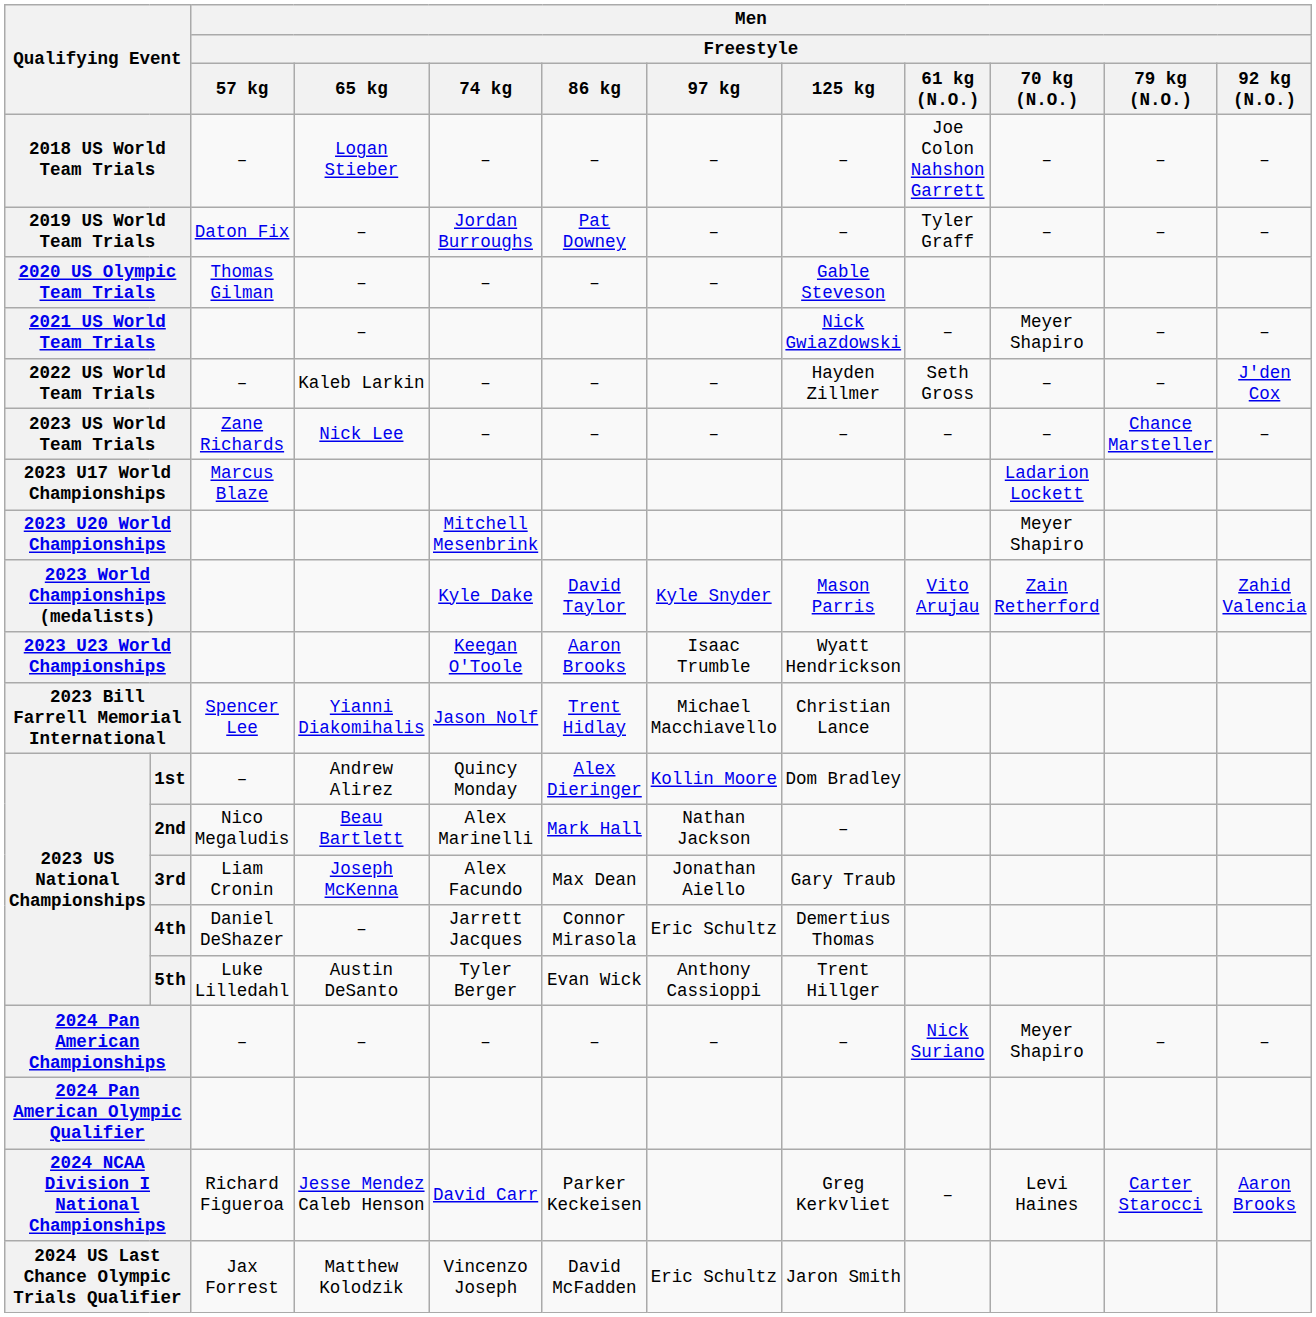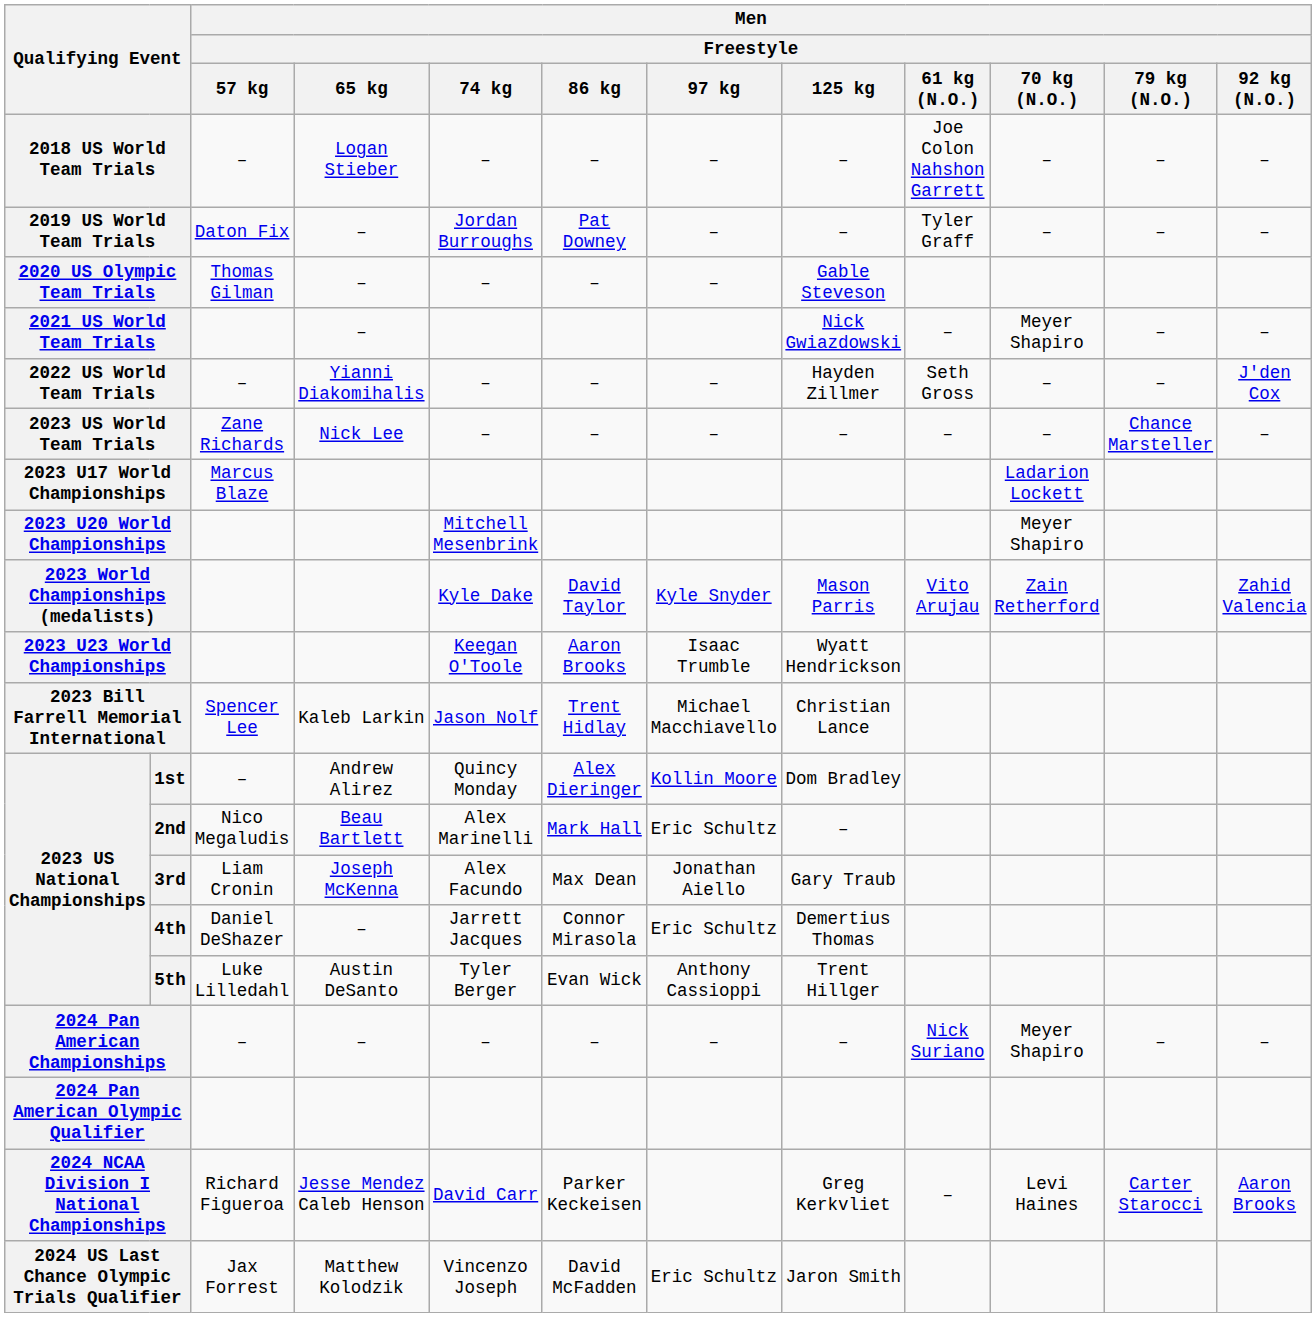(361, 383) Kaleb Larkin -> (361, 383) Yianni Diakomihalis
(361, 717) Yianni Diakomihalis -> (361, 717) Kaleb Larkin
(714, 829) Nathan Jackson -> (714, 829) Eric Schultz
